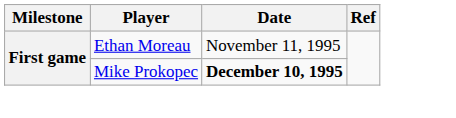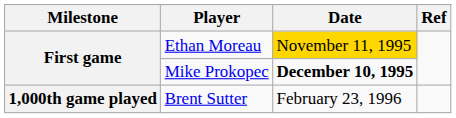(273, 44) no background -> (344, 44) gold background
+ row: (206, 98)
